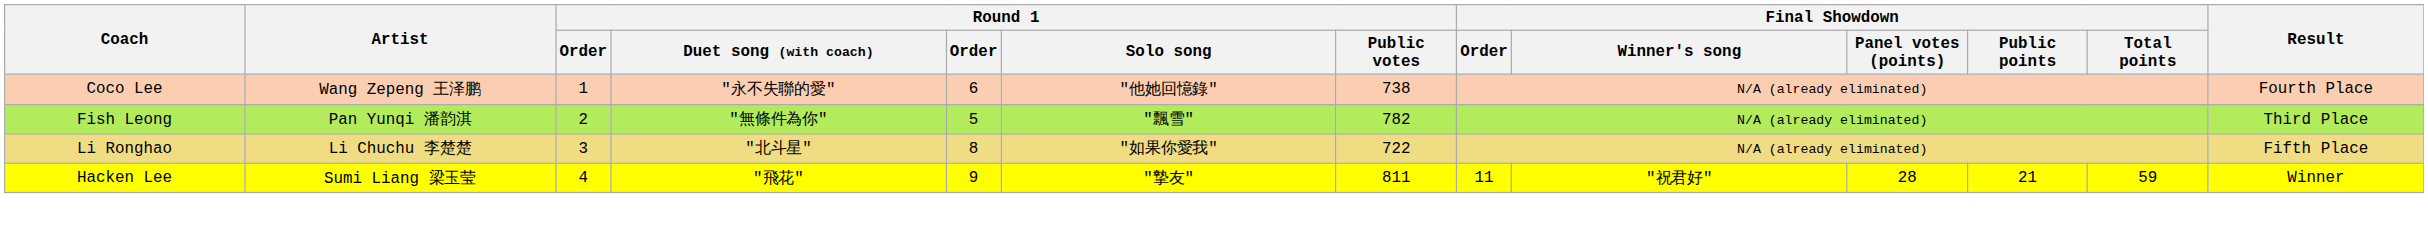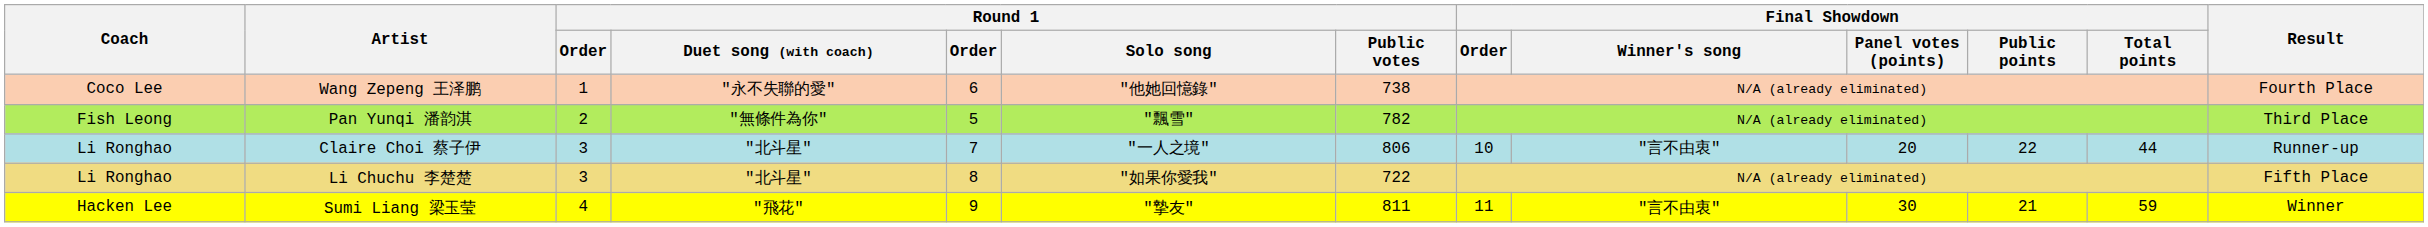+ row: (400, 149)
(1679, 178) "祝君好" -> (1679, 208) "言不由衷"
(1907, 178) 28 -> (1907, 207) 30
